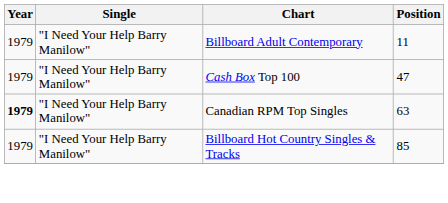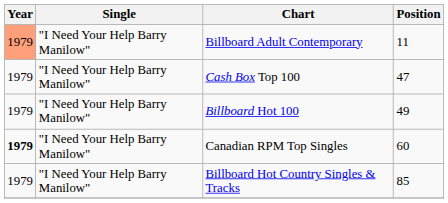(20, 42) no background -> (20, 42) lightsalmon background
+ row: (252, 111)
(403, 111) 63 -> (403, 146) 60
